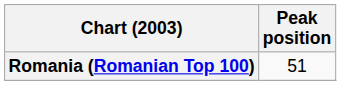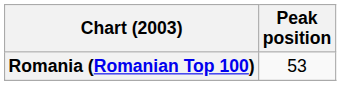(297, 66) 51 -> (297, 66) 53
